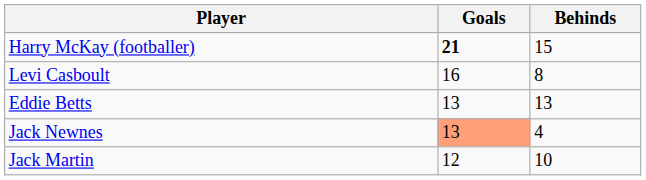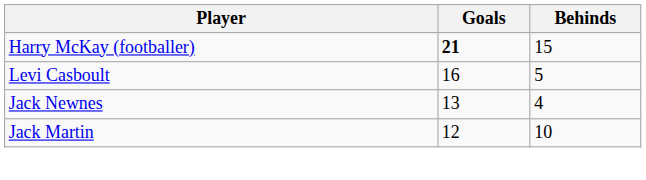(539, 75) 8 -> (539, 75) 5
- row: (50, 103)
(451, 132) lightsalmon background -> (451, 103) no background
